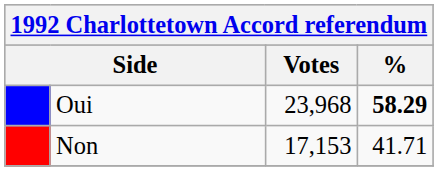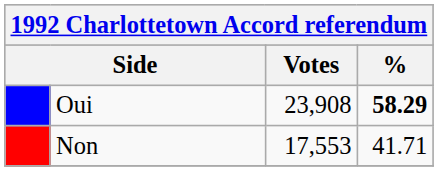(318, 105) 23,968 -> (318, 105) 23,908
(318, 145) 17,153 -> (318, 145) 17,553
